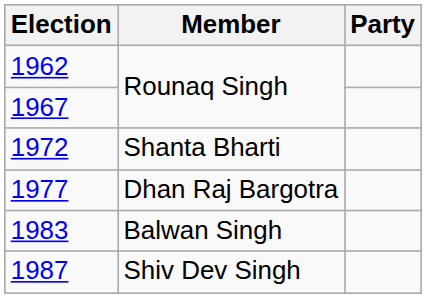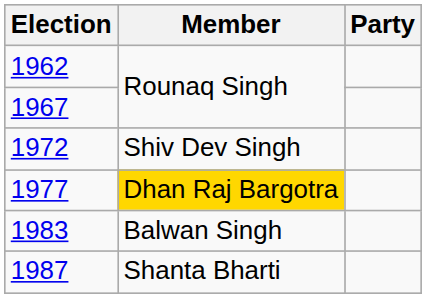(202, 148) Shanta Bharti -> (212, 148) Shiv Dev Singh
(231, 189) no background -> (231, 189) gold background
(212, 271) Shiv Dev Singh -> (202, 271) Shanta Bharti
